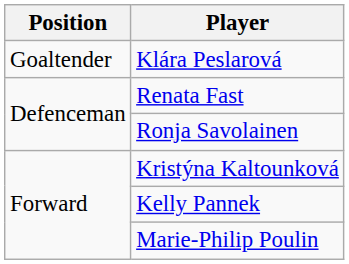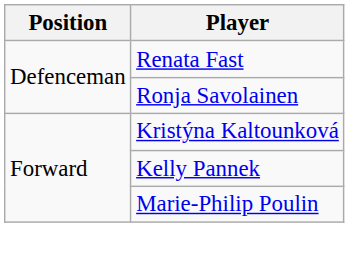- row: (209, 58)
